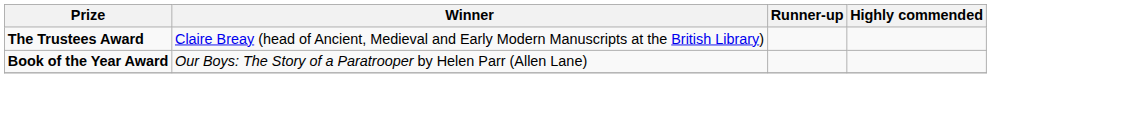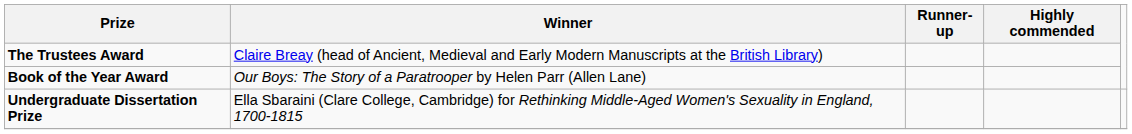+ row: (103, 108)
